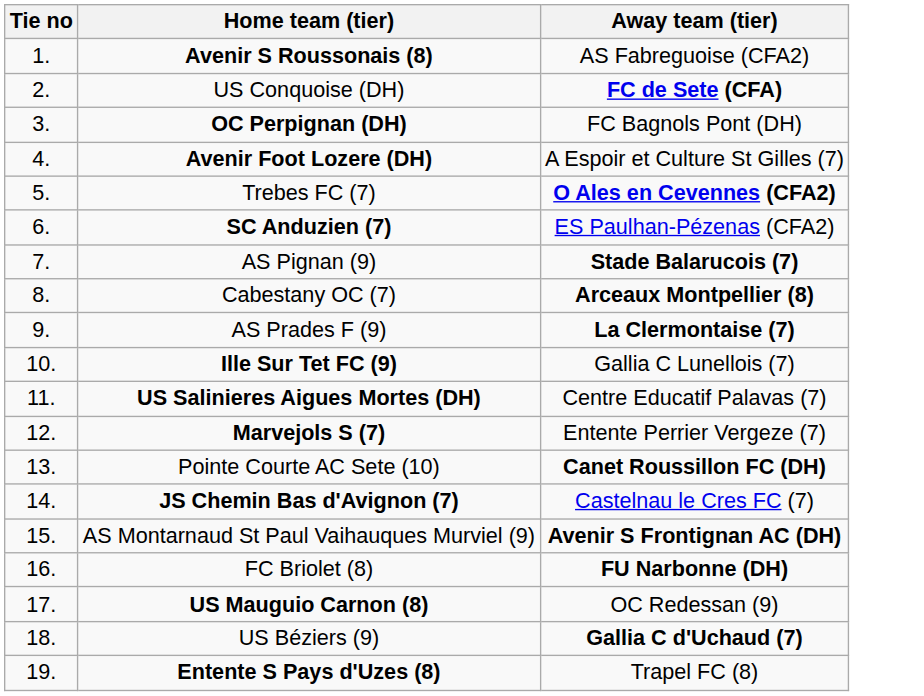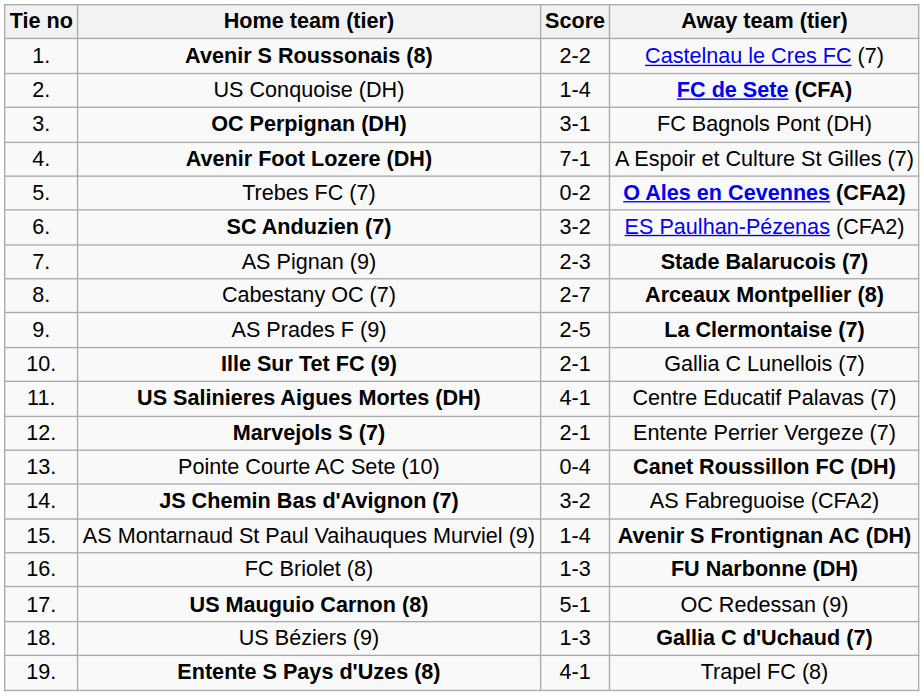+ column: (575, 21)
(694, 55) AS Fabreguoise (CFA2) -> (764, 55) Castelnau le Cres FC (7)
(694, 501) Castelnau le Cres FC (7) -> (764, 501) AS Fabreguoise (CFA2)
